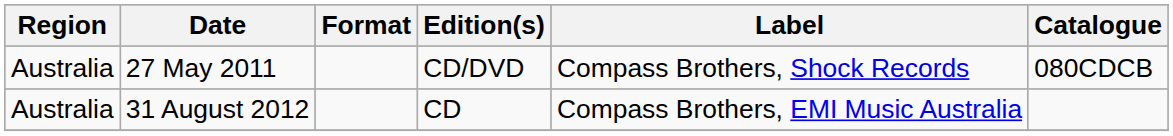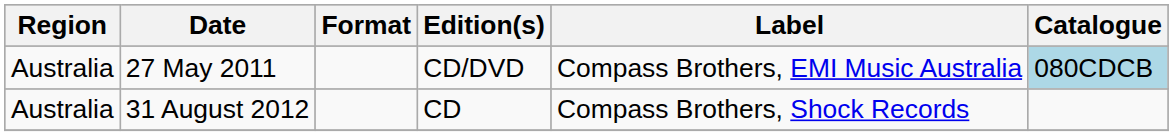(763, 67) Compass Brothers, Shock Records -> (790, 67) Compass Brothers, EMI Music Australia
(1094, 67) no background -> (1094, 67) lightblue background
(790, 109) Compass Brothers, EMI Music Australia -> (763, 109) Compass Brothers, Shock Records
